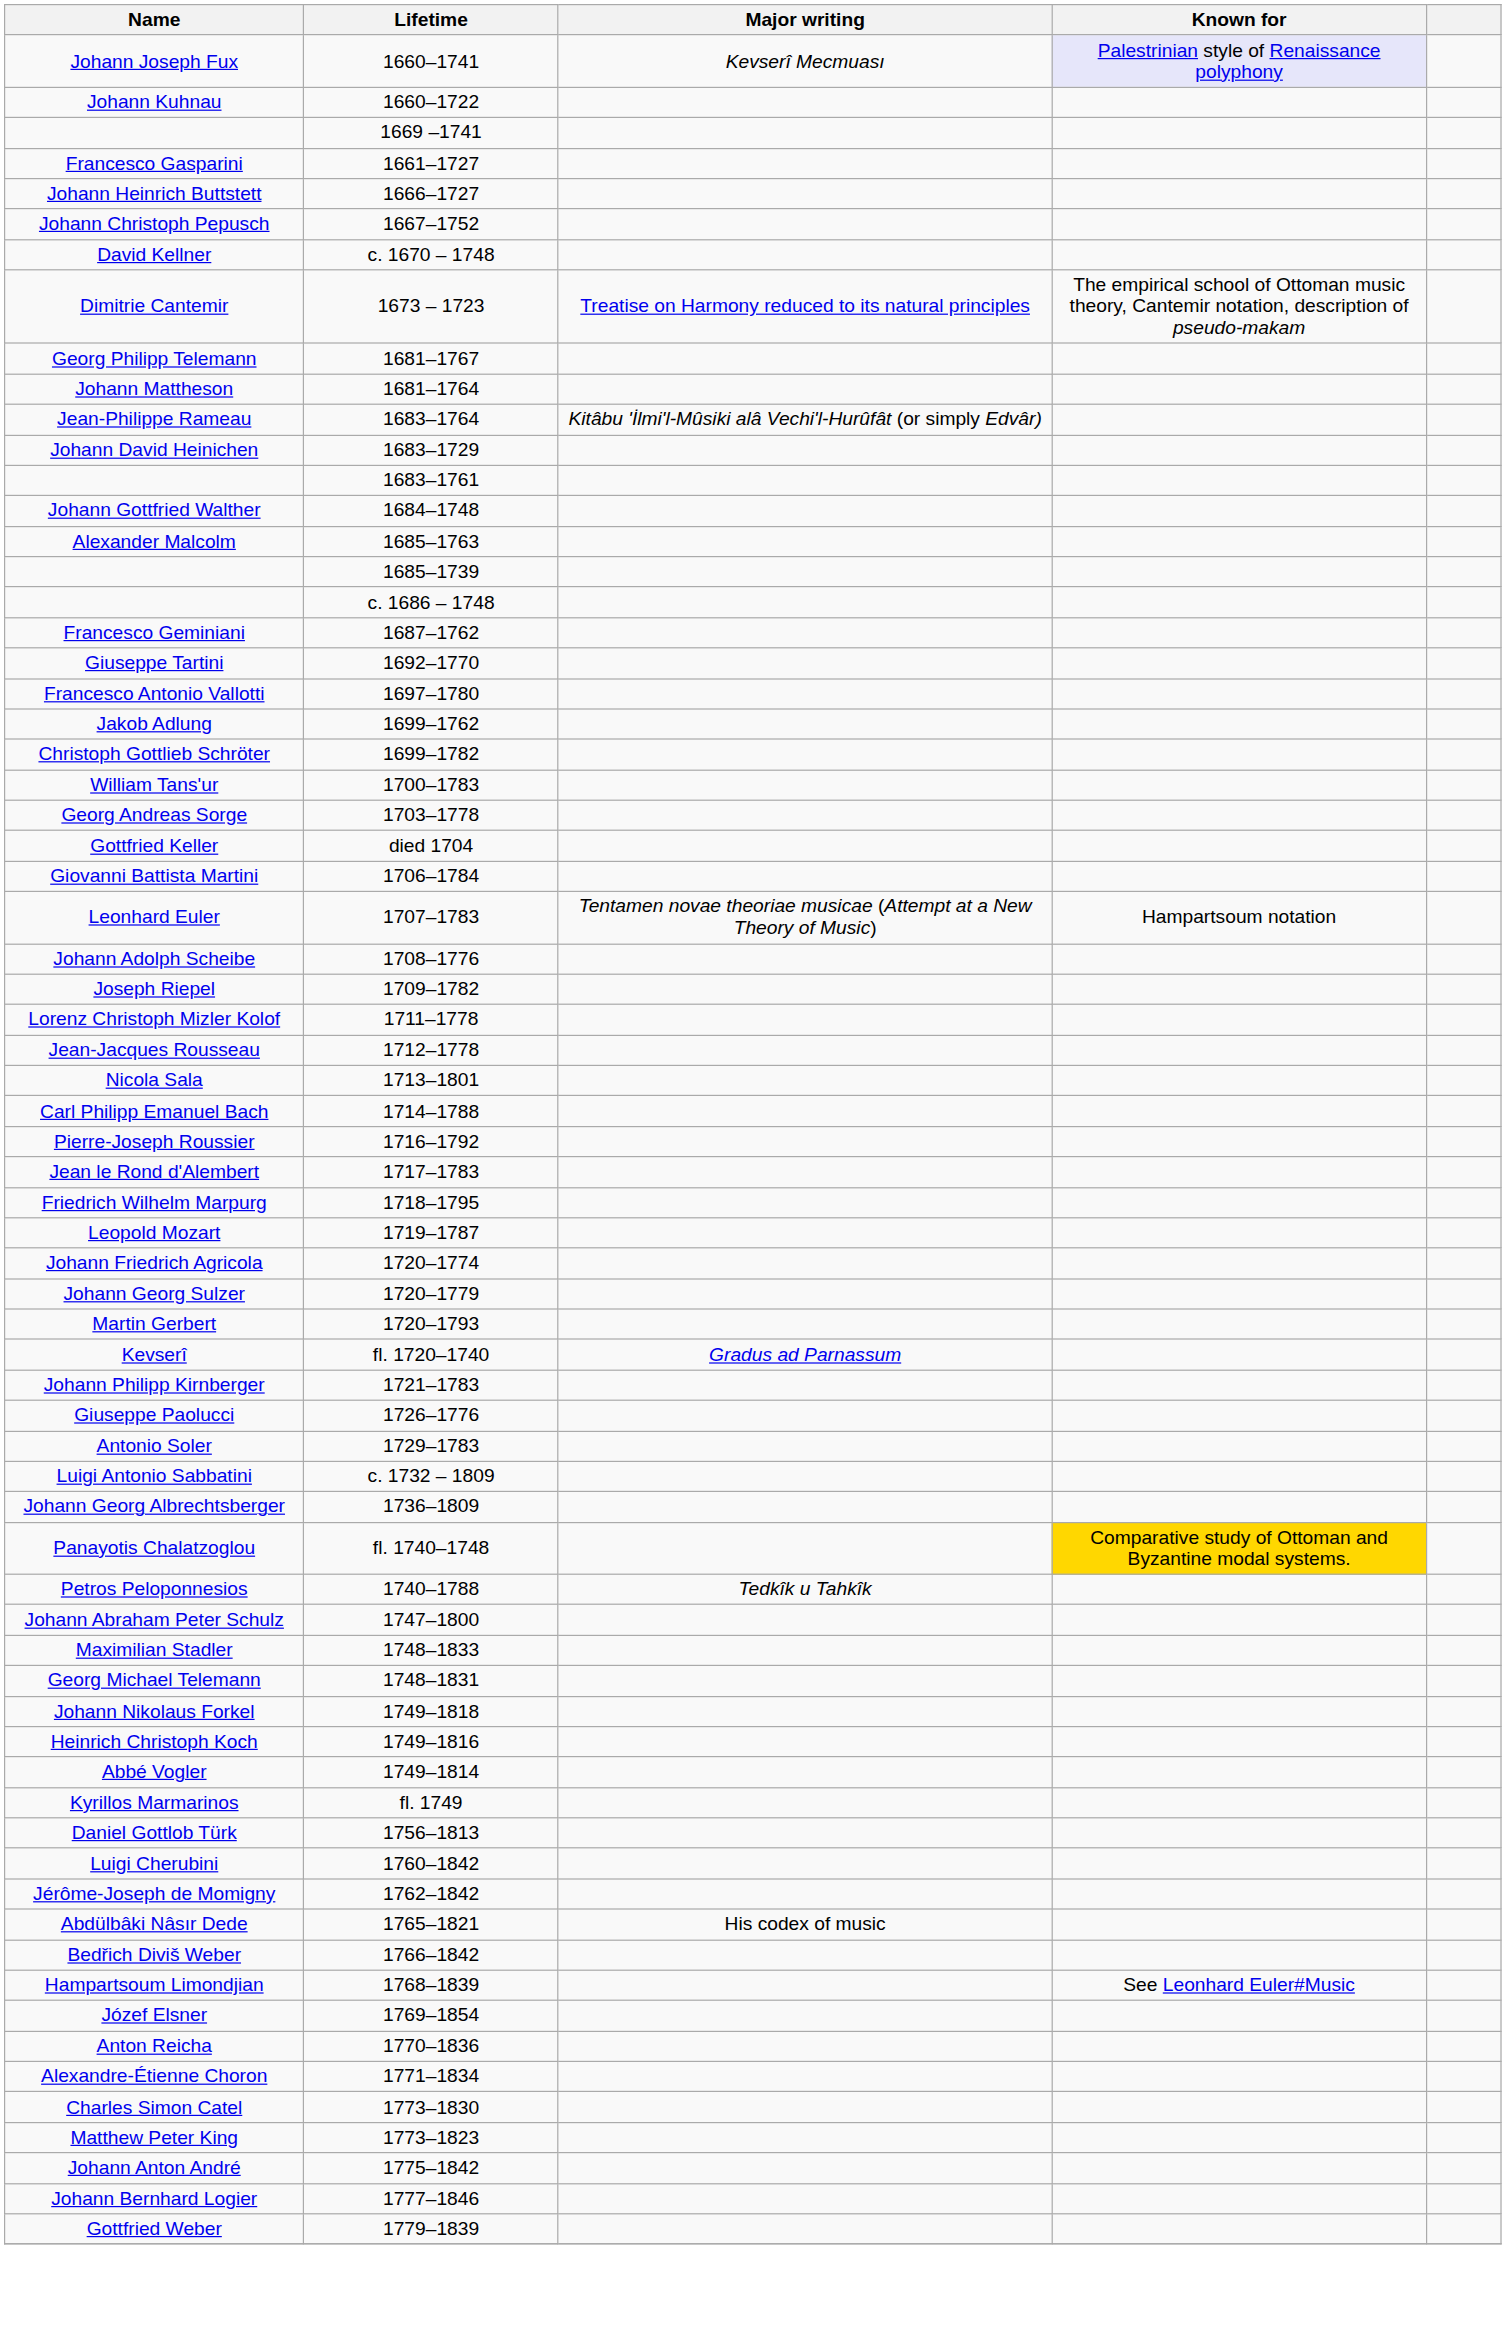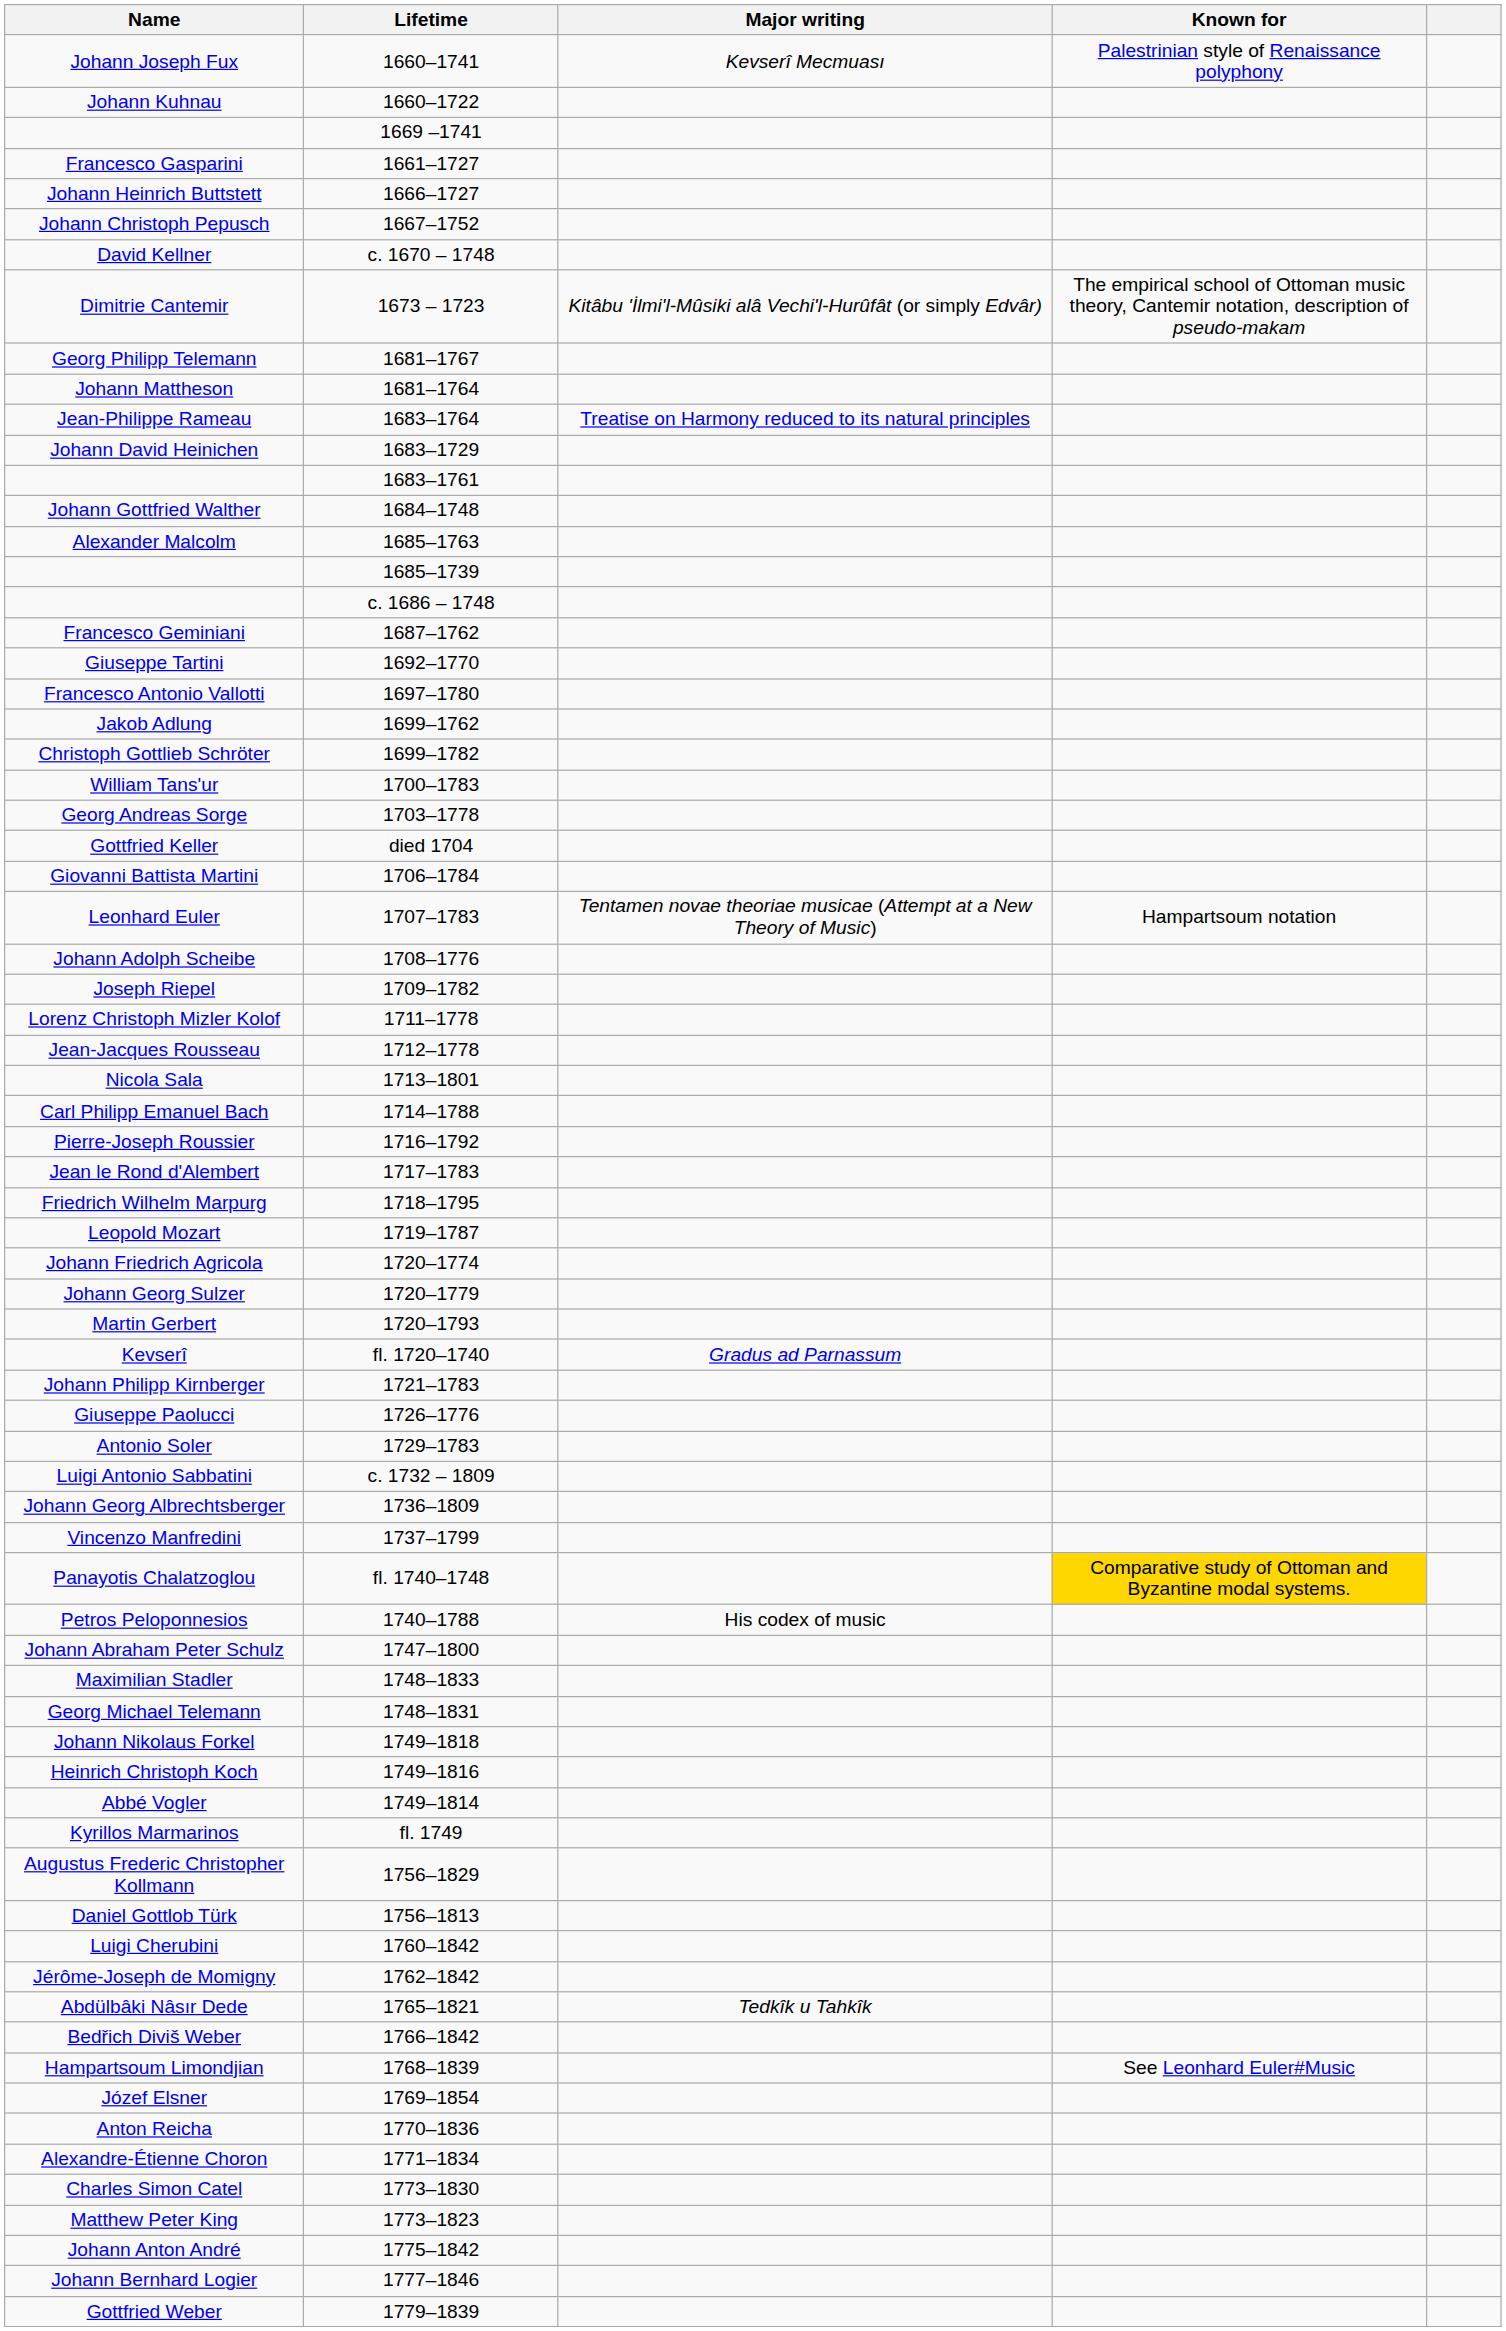(1239, 60) lavender background -> (1239, 60) no background
(805, 306) Treatise on Harmony reduced to its natural principles -> (805, 306) Kitâbu 'İlmi'l-Mûsiki alâ Vechi'l-Hurûfât (or simply Edvâr)
(805, 419) Kitâbu 'İlmi'l-Mûsiki alâ Vechi'l-Hurûfât (or simply Edvâr) -> (805, 419) Treatise on Harmony reduced to its natural principles
+ row: (154, 1537)
(805, 1589) Tedkîk u Tahkîk -> (805, 1619) His codex of music
+ row: (154, 1874)
(805, 1924) His codex of music -> (805, 2006) Tedkîk u Tahkîk
